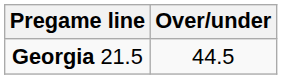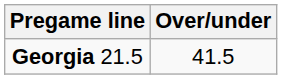(213, 56) 44.5 -> (213, 56) 41.5
